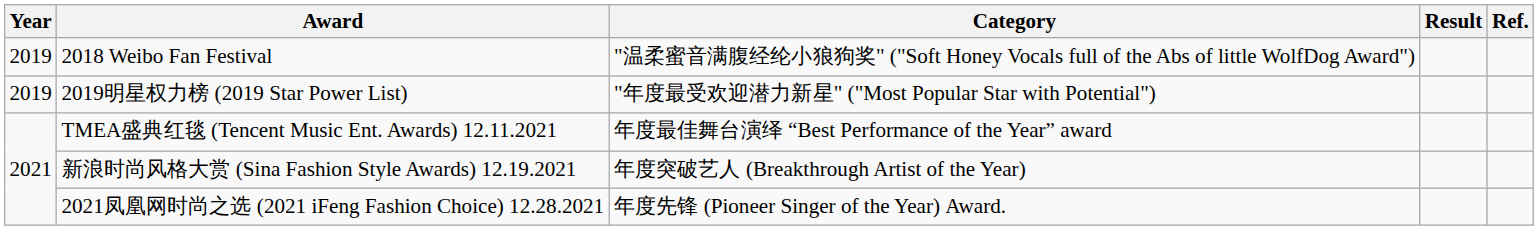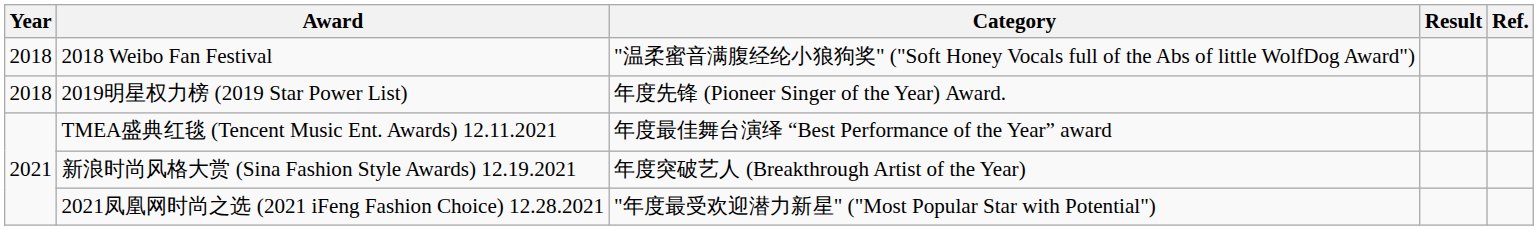(31, 56) 2019 -> (31, 56) 2018
(31, 94) 2019 -> (31, 94) 2018
(885, 93) "年度最受欢迎潜力新星" ("Most Popular Star with Potential") -> (810, 93) 年度先锋 (Pioneer Singer of the Year) Award.
(810, 205) 年度先锋 (Pioneer Singer of the Year) Award. -> (885, 205) "年度最受欢迎潜力新星" ("Most Popular Star with Potential")
